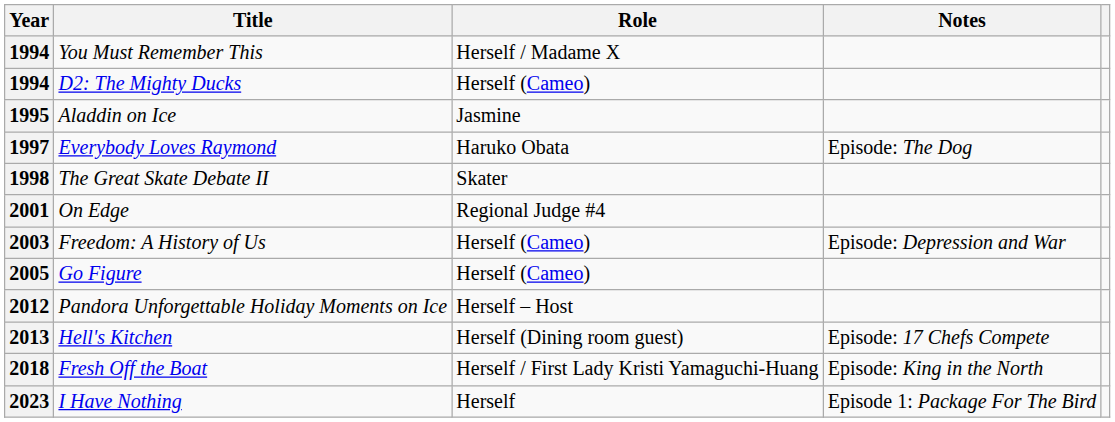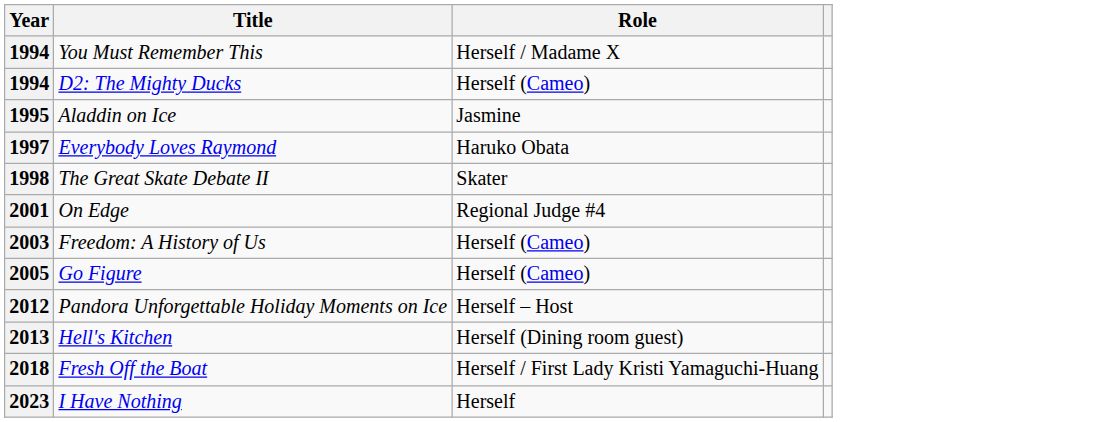- column: (962, 20)
